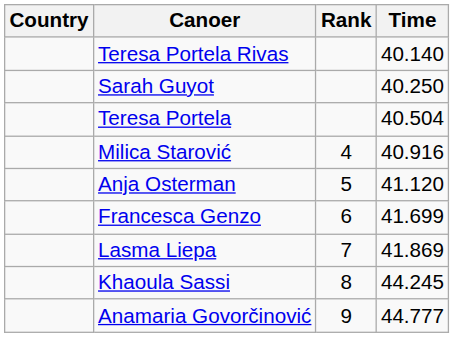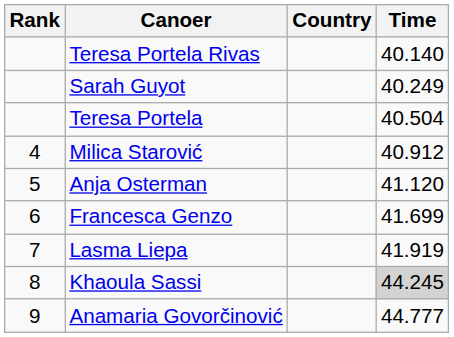columns swapped: (346, 20) <-> (49, 20)
(412, 86) 40.250 -> (412, 86) 40.249
(412, 151) 40.916 -> (412, 151) 40.912
(412, 250) 41.869 -> (412, 250) 41.919
(412, 282) no background -> (412, 282) lightgrey background
